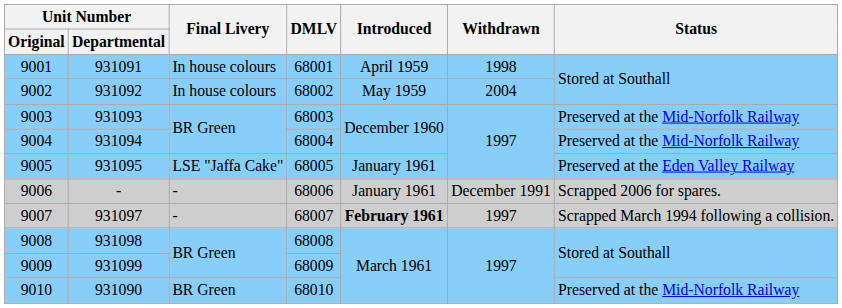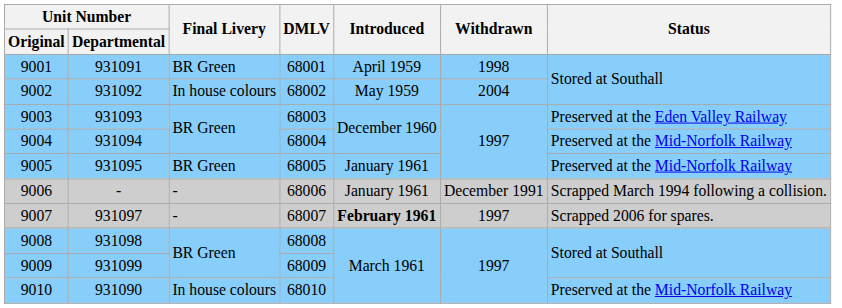(224, 66) In house colours -> (204, 66) BR Green
(679, 116) Preserved at the Mid-Norfolk Railway -> (669, 116) Preserved at the Eden Valley Railway
(228, 166) LSE "Jaffa Cake" -> (204, 166) BR Green
(676, 166) Preserved at the Eden Valley Railway -> (671, 166) Preserved at the Mid-Norfolk Railway
(640, 191) Scrapped 2006 for spares. -> (689, 191) Scrapped March 1994 following a collision.
(696, 215) Scrapped March 1994 following a collision. -> (632, 215) Scrapped 2006 for spares.
(204, 290) BR Green -> (224, 290) In house colours
